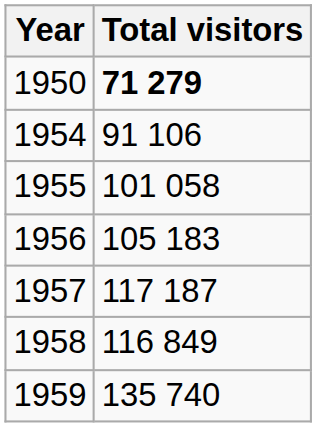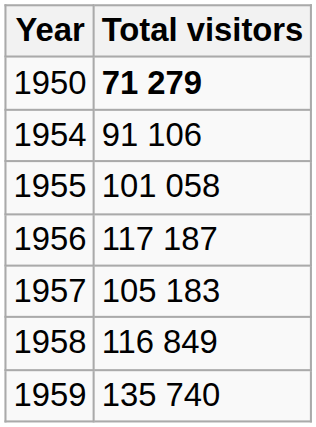(161, 238) 105 183 -> (160, 238) 117 187
(160, 290) 117 187 -> (161, 290) 105 183
